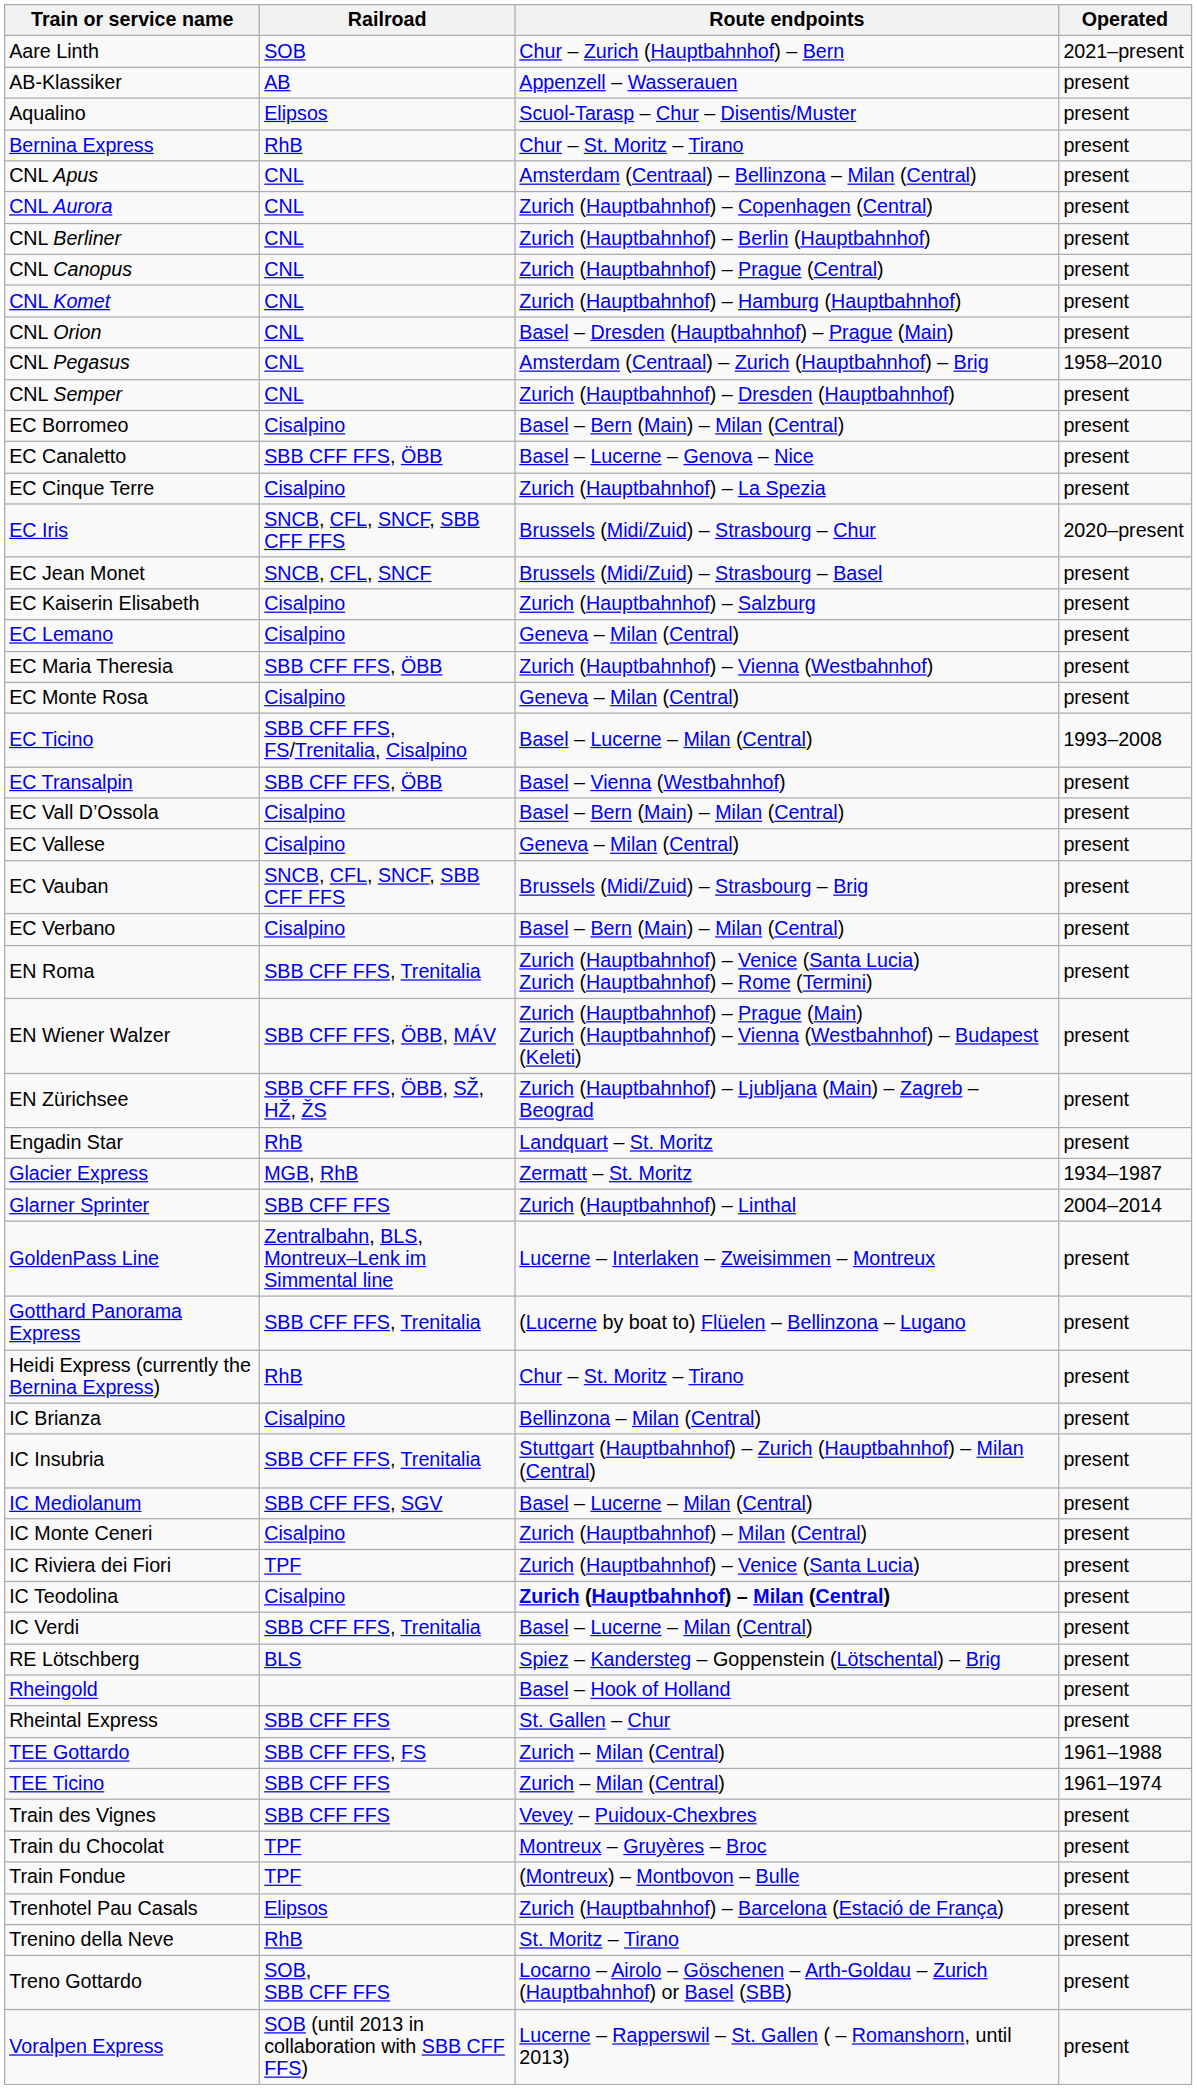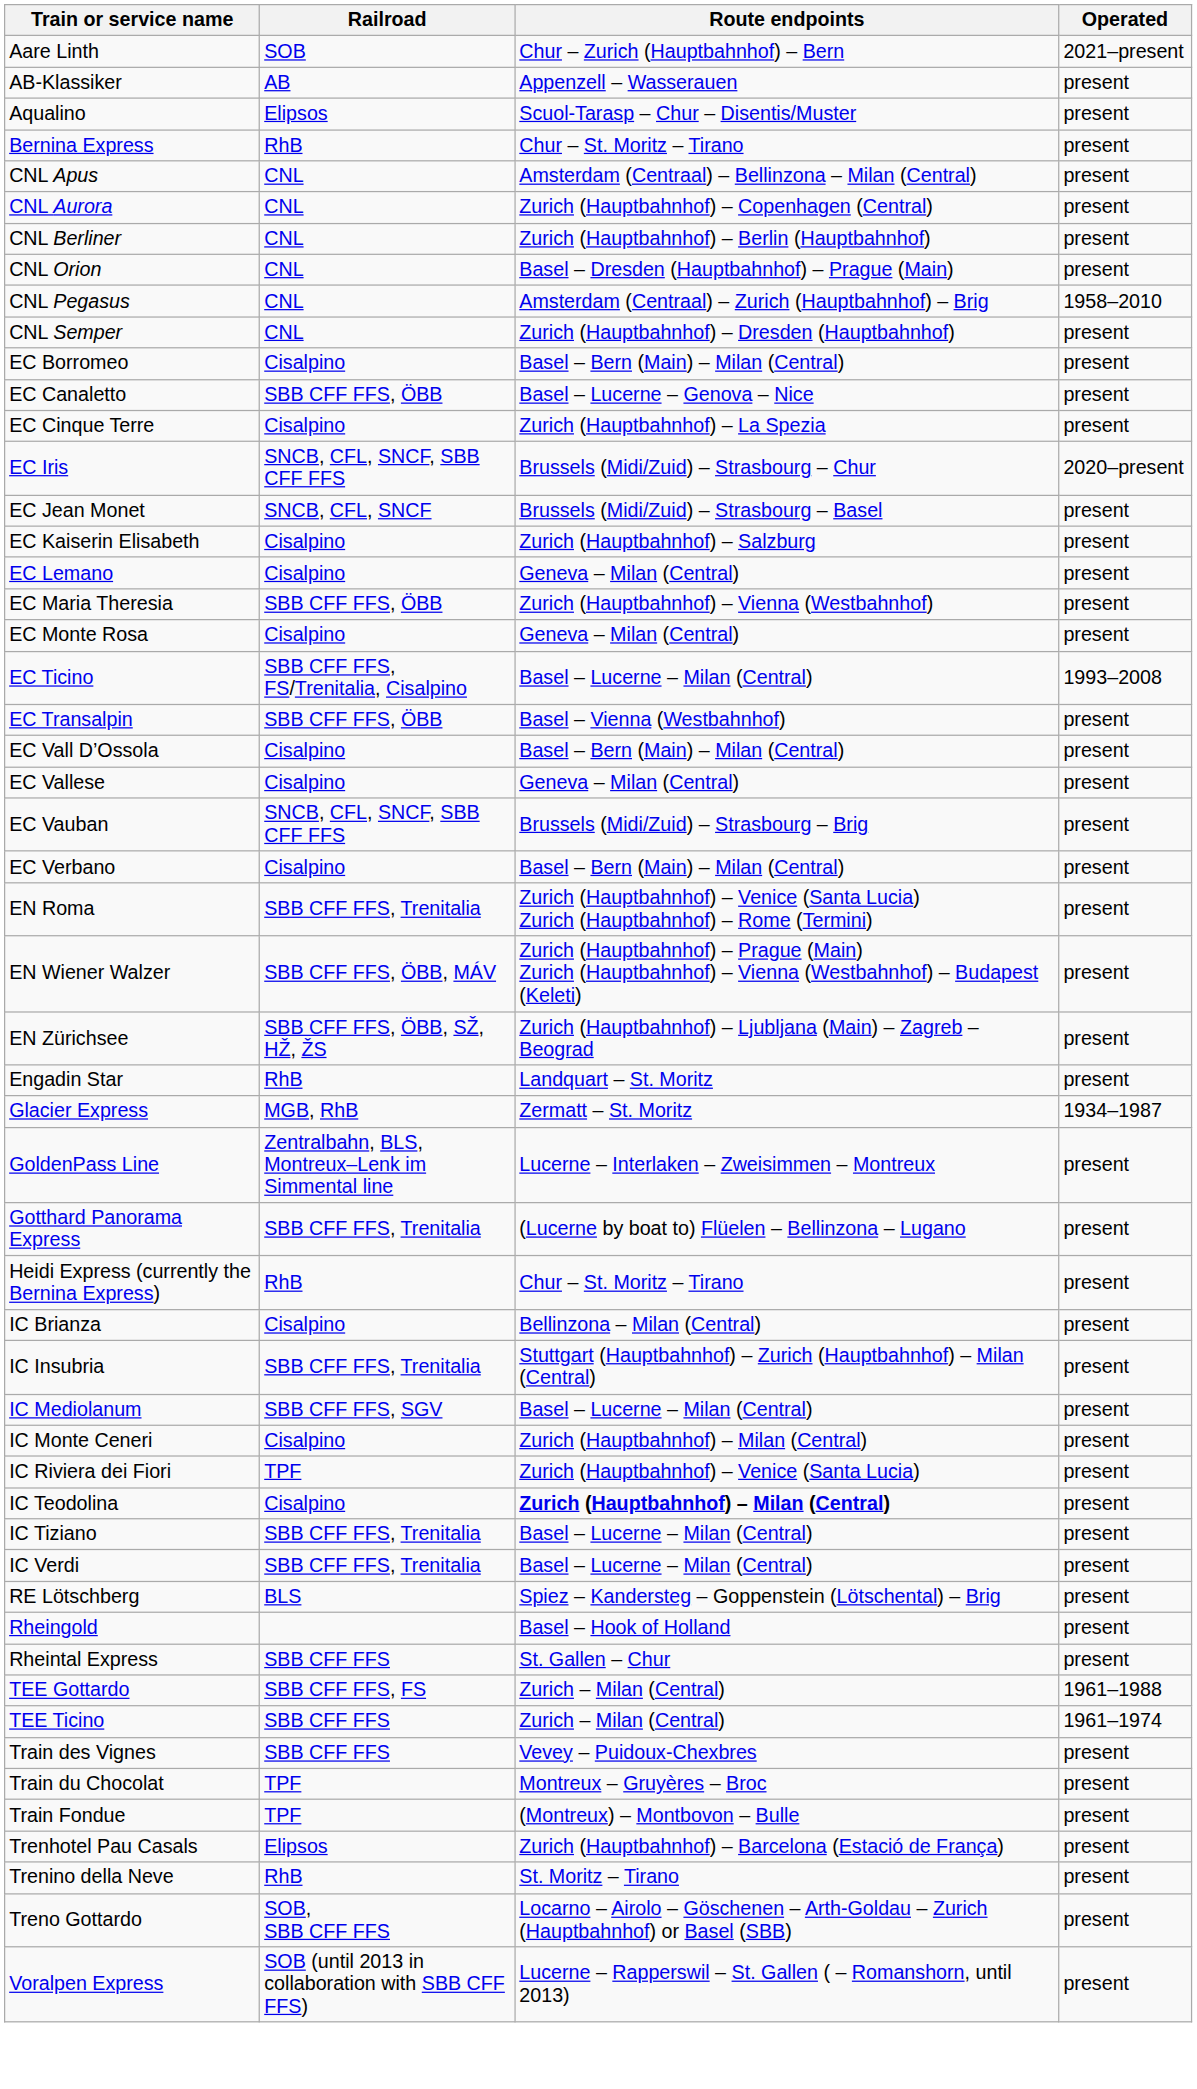- row: (71, 269)
- row: (60, 301)
- row: (79, 1205)
+ row: (53, 1534)
